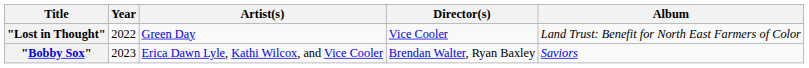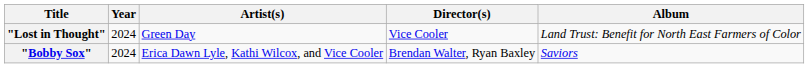(124, 33) 2022 -> (124, 33) 2024
(124, 53) 2023 -> (124, 53) 2024
